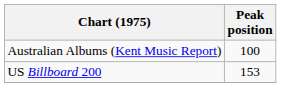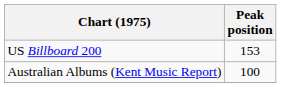rows swapped: (114, 51) <-> (54, 72)
